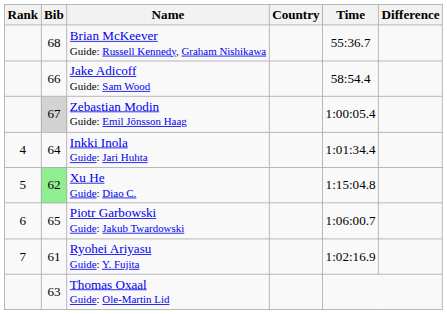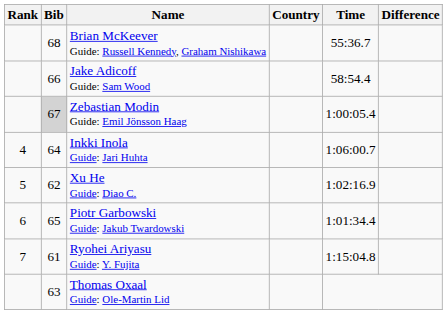(351, 149) 1:01:34.4 -> (351, 149) 1:06:00.7
(54, 185) lightgreen background -> (54, 185) no background
(351, 185) 1:15:04.8 -> (351, 185) 1:02:16.9
(351, 220) 1:06:00.7 -> (351, 220) 1:01:34.4
(351, 256) 1:02:16.9 -> (351, 256) 1:15:04.8
